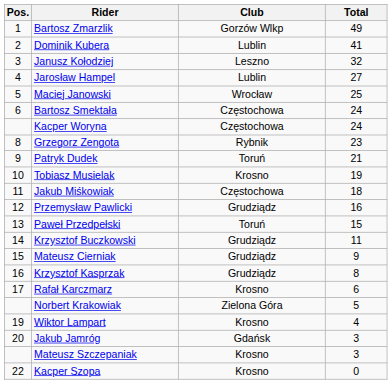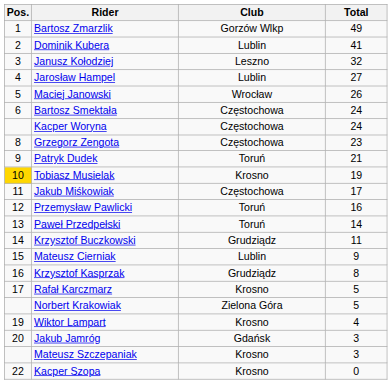(356, 94) 25 -> (356, 94) 26
(252, 143) Rybnik -> (252, 143) Częstochowa
(18, 175) no background -> (18, 175) gold background
(356, 192) 18 -> (356, 192) 17
(252, 208) Grudziądz -> (252, 208) Toruń
(356, 224) 15 -> (356, 224) 14
(252, 257) Grudziądz -> (252, 257) Lublin
(356, 289) 6 -> (356, 289) 5
